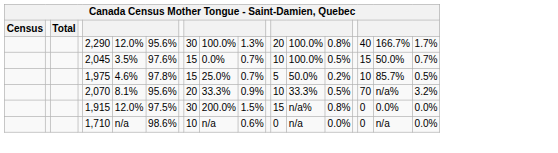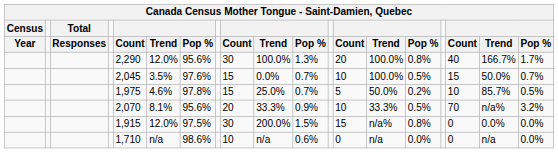+ row: (25, 44)
